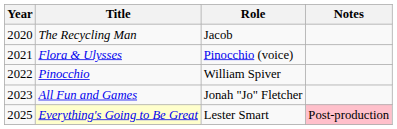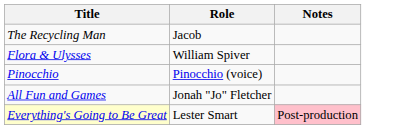- column: (20, 14)
(249, 54) Pinocchio (voice) -> (211, 54) William Spiver
(242, 74) William Spiver -> (217, 74) Pinocchio (voice)
